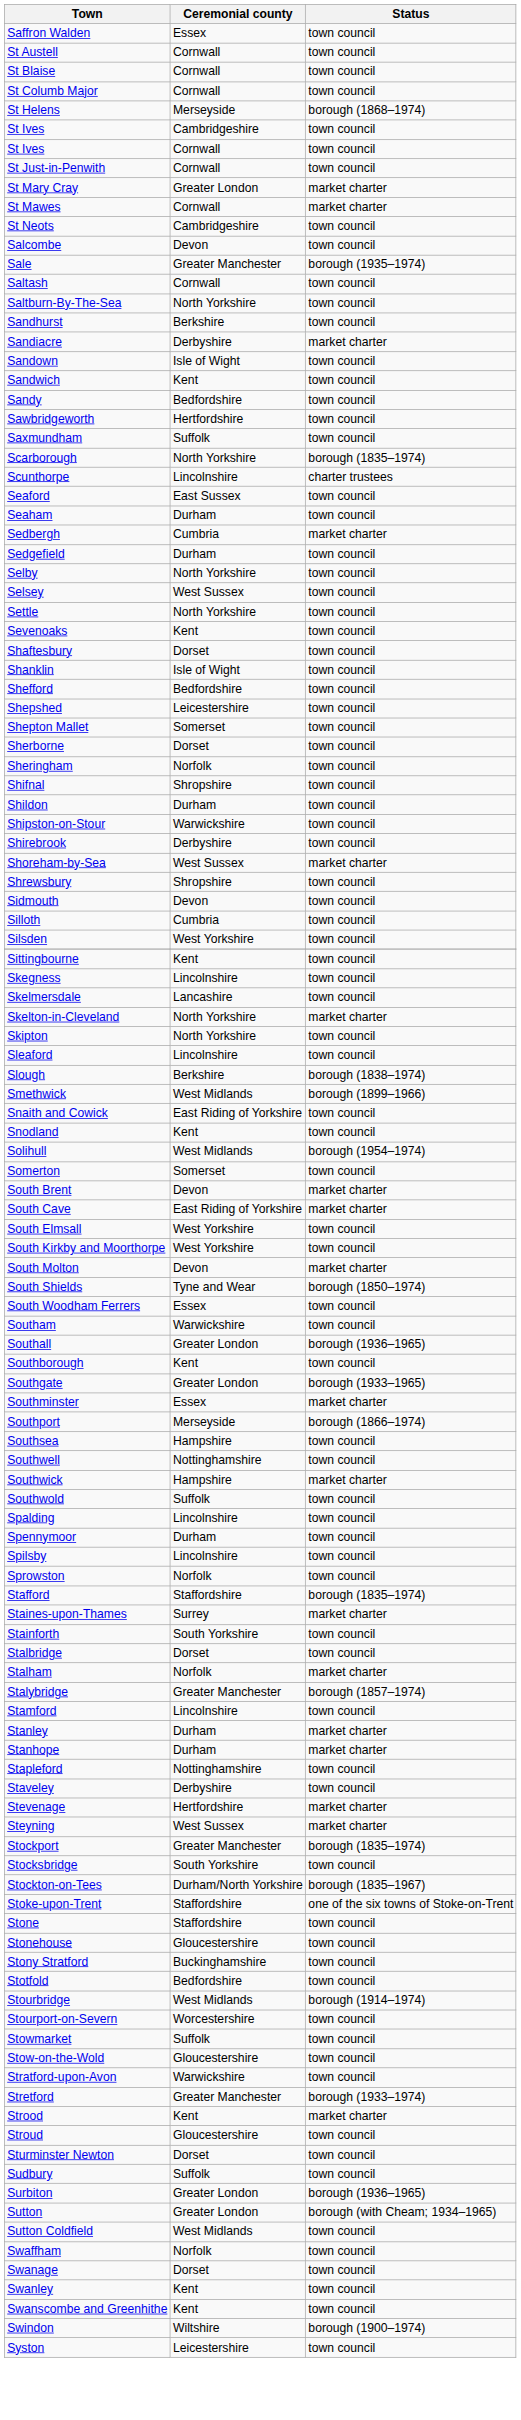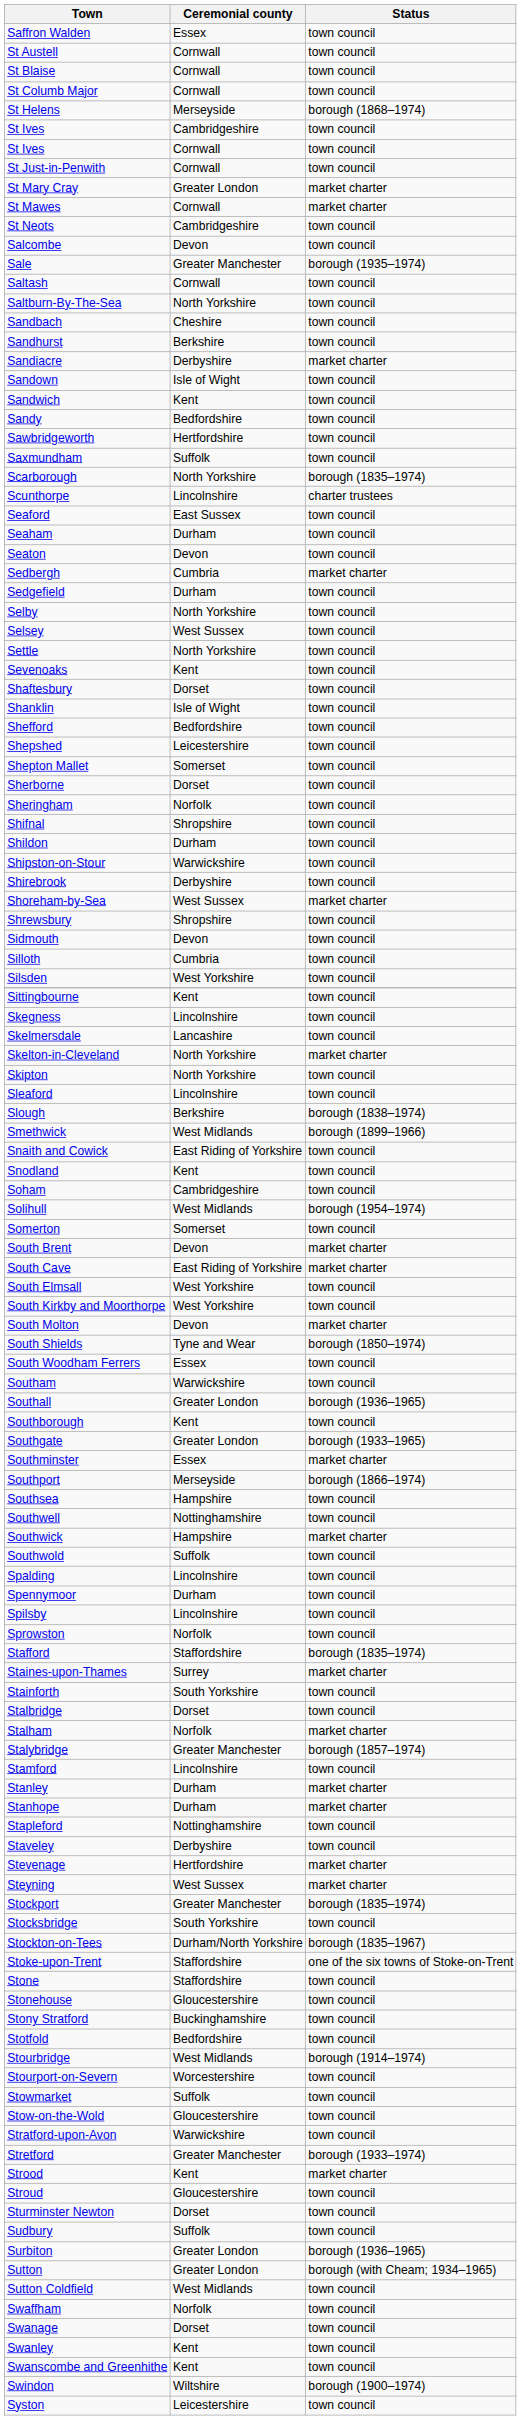+ row: (35, 322)
+ row: (26, 554)
+ row: (26, 1190)
